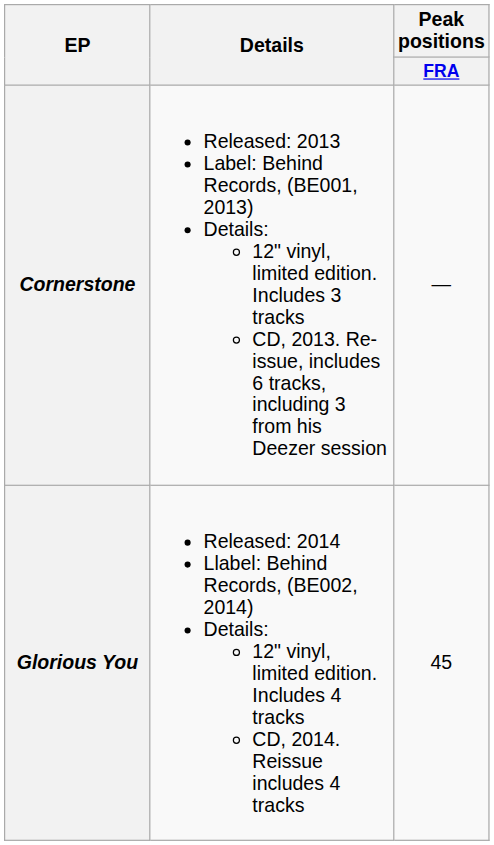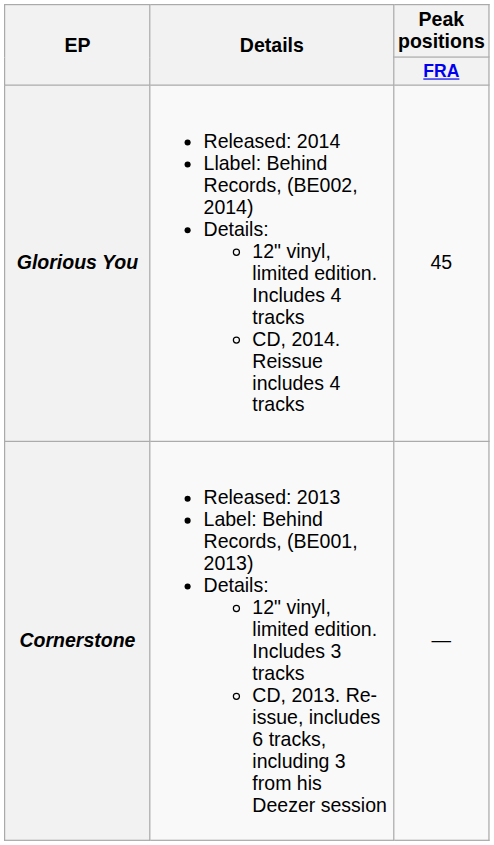rows swapped: (77, 284) <-> (77, 662)
